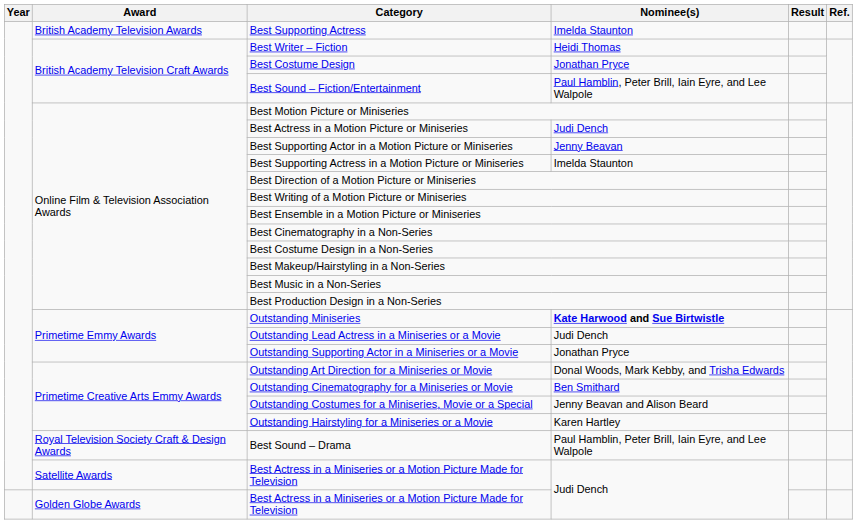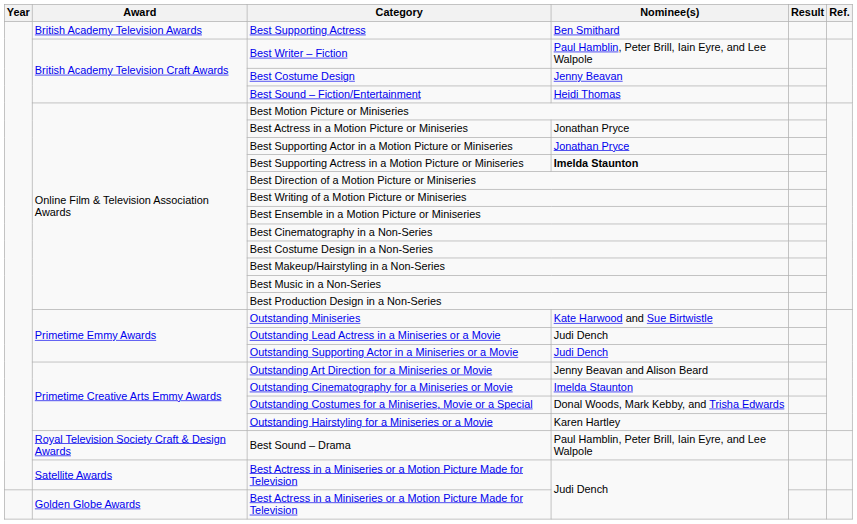(593, 30) Imelda Staunton -> (587, 30) Ben Smithard
(587, 47) Heidi Thomas -> (660, 53) Paul Hamblin, Peter Brill, Iain Eyre, and Lee Walpole
(592, 64) Jonathan Pryce -> (588, 77) Jenny Beavan
(660, 88) Paul Hamblin, Peter Brill, Iain Eyre, and Lee Walpole -> (587, 94) Heidi Thomas
(581, 128) Judi Dench -> (592, 128) Jonathan Pryce
(588, 146) Jenny Beavan -> (592, 146) Jonathan Pryce
(593, 163) normal -> (596, 163) bold
(639, 318) bold -> (633, 318) normal
(592, 353) Jonathan Pryce -> (581, 353) Judi Dench
(669, 370) Donal Woods, Mark Kebby, and Trisha Edwards -> (631, 370) Jenny Beavan and Alison Beard
(587, 387) Ben Smithard -> (593, 387) Imelda Staunton
(631, 404) Jenny Beavan and Alison Beard -> (669, 404) Donal Woods, Mark Kebby, and Trisha Edwards
